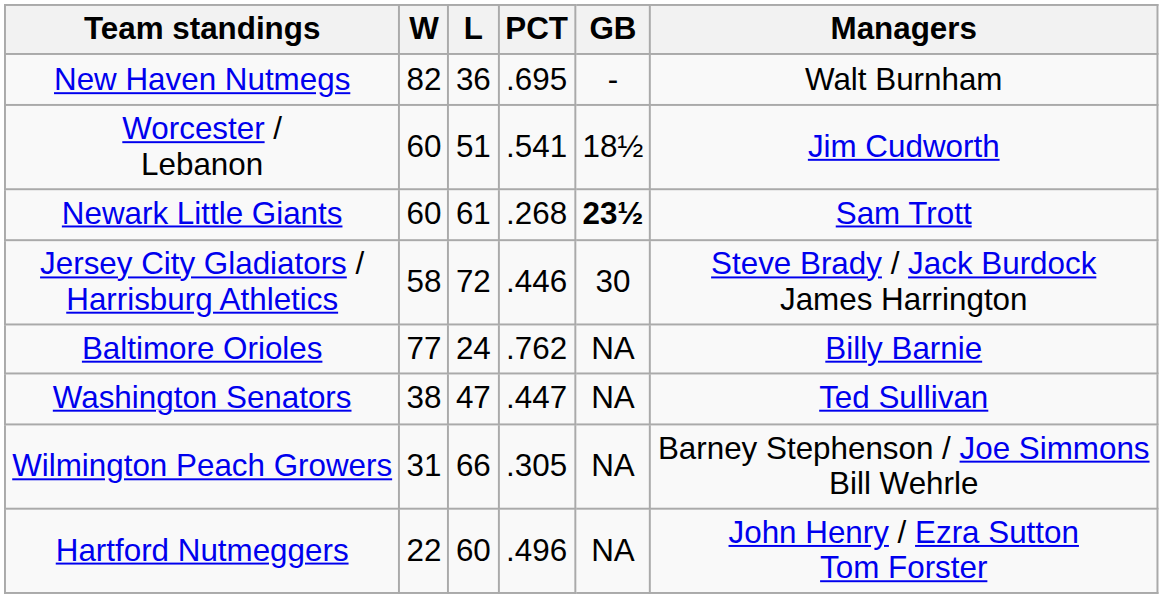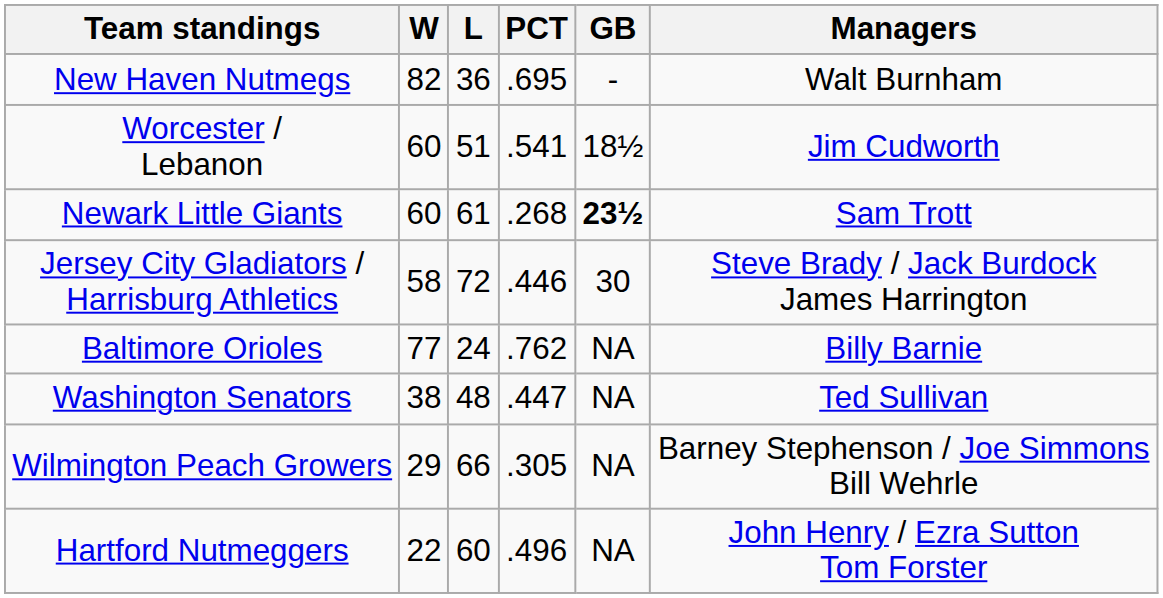(473, 398) 47 -> (473, 398) 48
(424, 465) 31 -> (424, 465) 29
